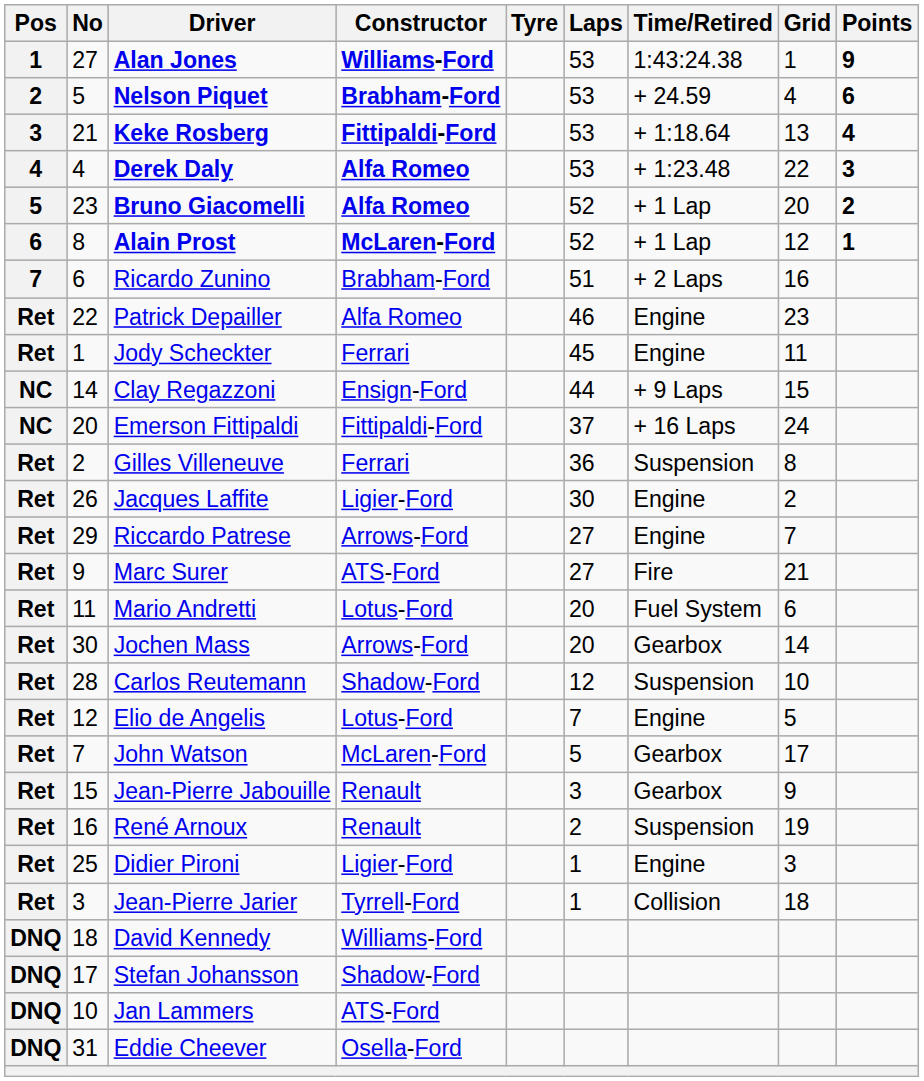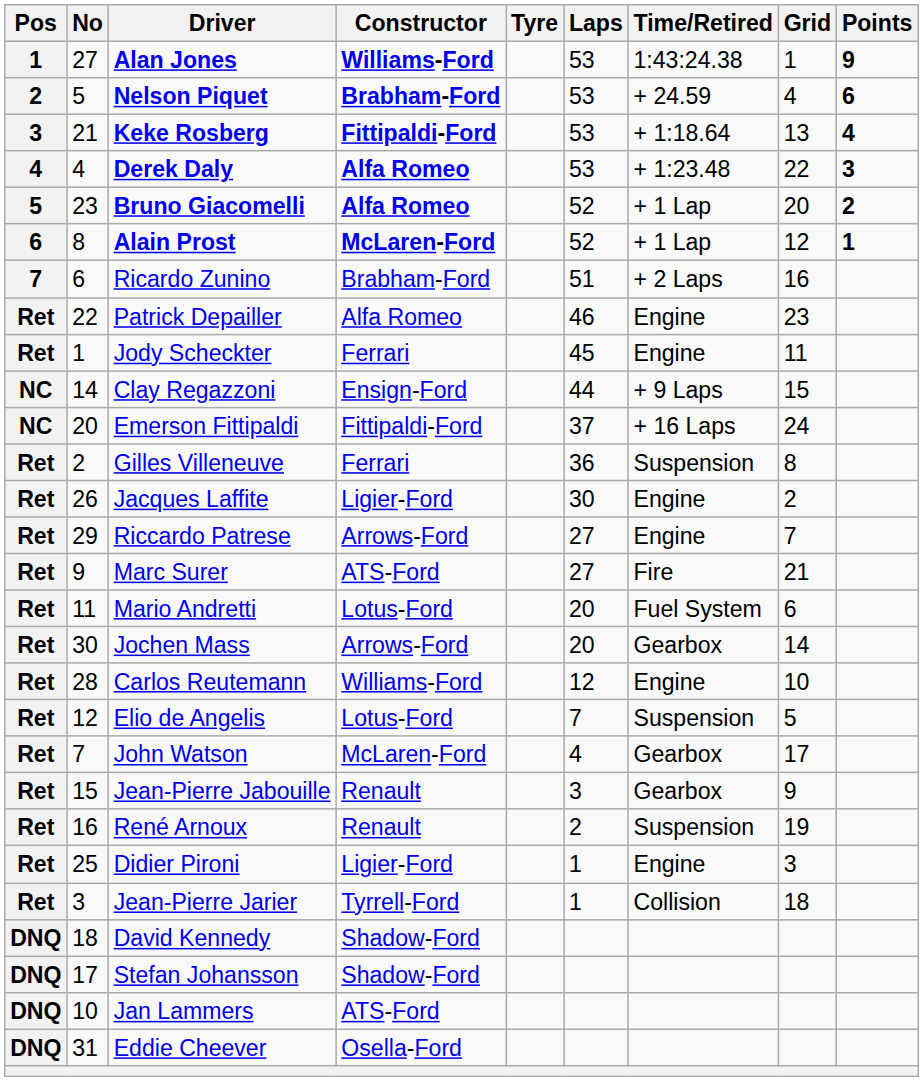(411, 682) Shadow-Ford -> (412, 682) Williams-Ford
(694, 682) Suspension -> (669, 682) Engine
(669, 718) Engine -> (694, 718) Suspension
(575, 755) 5 -> (575, 755) 4
(412, 938) Williams-Ford -> (411, 938) Shadow-Ford
